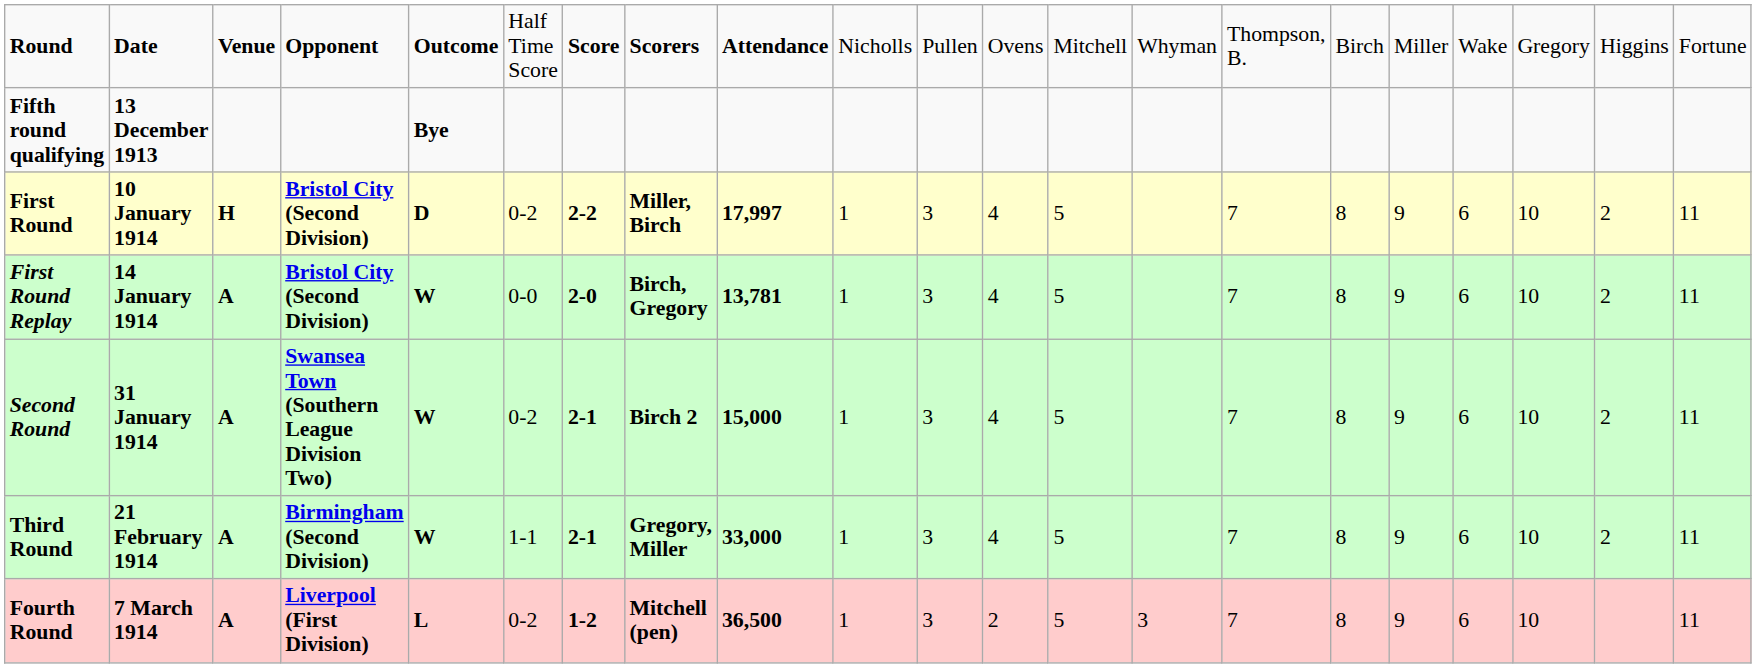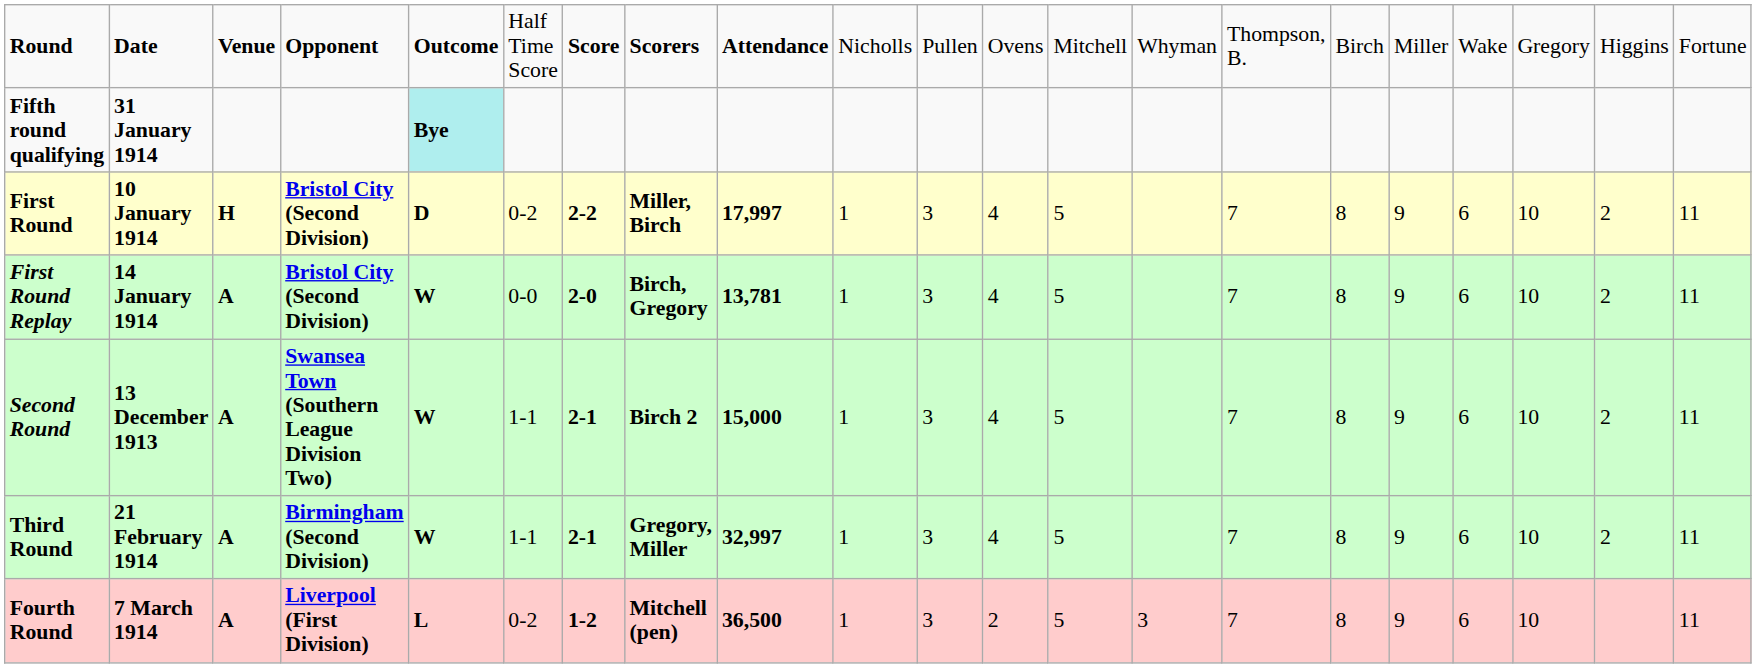(161, 129) 13 December 1913 -> (153, 129) 31 January 1914
(431, 129) no background -> (431, 129) paleturquoise background
(153, 416) 31 January 1914 -> (161, 416) 13 December 1913
(523, 416) 0-2 -> (523, 416) 1-1
(752, 537) 33,000 -> (752, 537) 32,997
